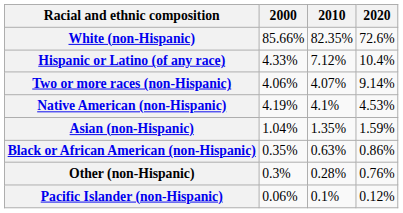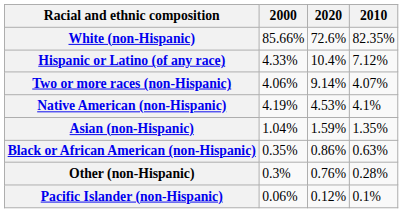columns swapped: (332, 16) <-> (377, 16)
